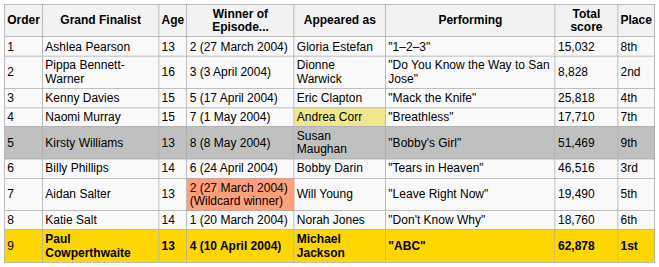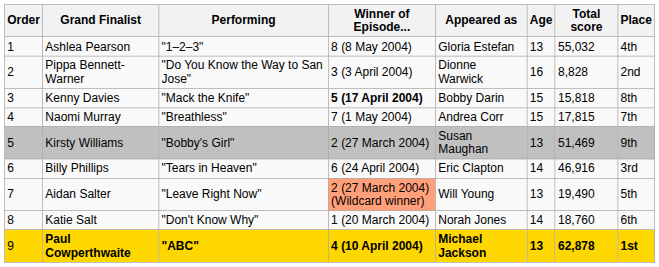columns swapped: (173, 20) <-> (470, 20)
(239, 46) 2 (27 March 2004) -> (371, 46) 8 (8 May 2004)
(576, 46) 15,032 -> (576, 46) 55,032
(629, 46) 8th -> (629, 46) 4th
(234, 98) normal -> (377, 98) bold
(329, 98) Eric Clapton -> (471, 98) Bobby Darin
(576, 98) 25,818 -> (576, 98) 15,818
(629, 98) 4th -> (629, 98) 8th
(329, 117) khaki background -> (471, 117) no background
(576, 117) 17,710 -> (576, 117) 17,815
(230, 142) 8 (8 May 2004) -> (380, 142) 2 (27 March 2004)
(330, 168) Bobby Darin -> (471, 168) Eric Clapton
(576, 168) 46,516 -> (576, 168) 46,916
